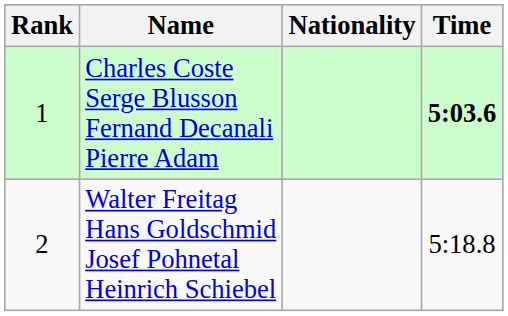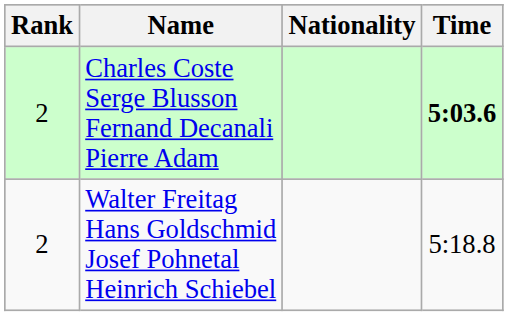(42, 112) 1 -> (42, 112) 2
